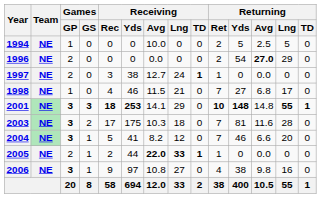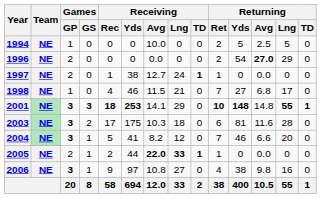(110, 75) 3 -> (110, 75) 1
(219, 122) 7 -> (219, 122) 6
